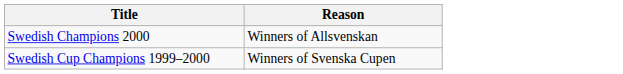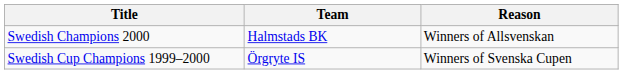+ column: (333, 15)
